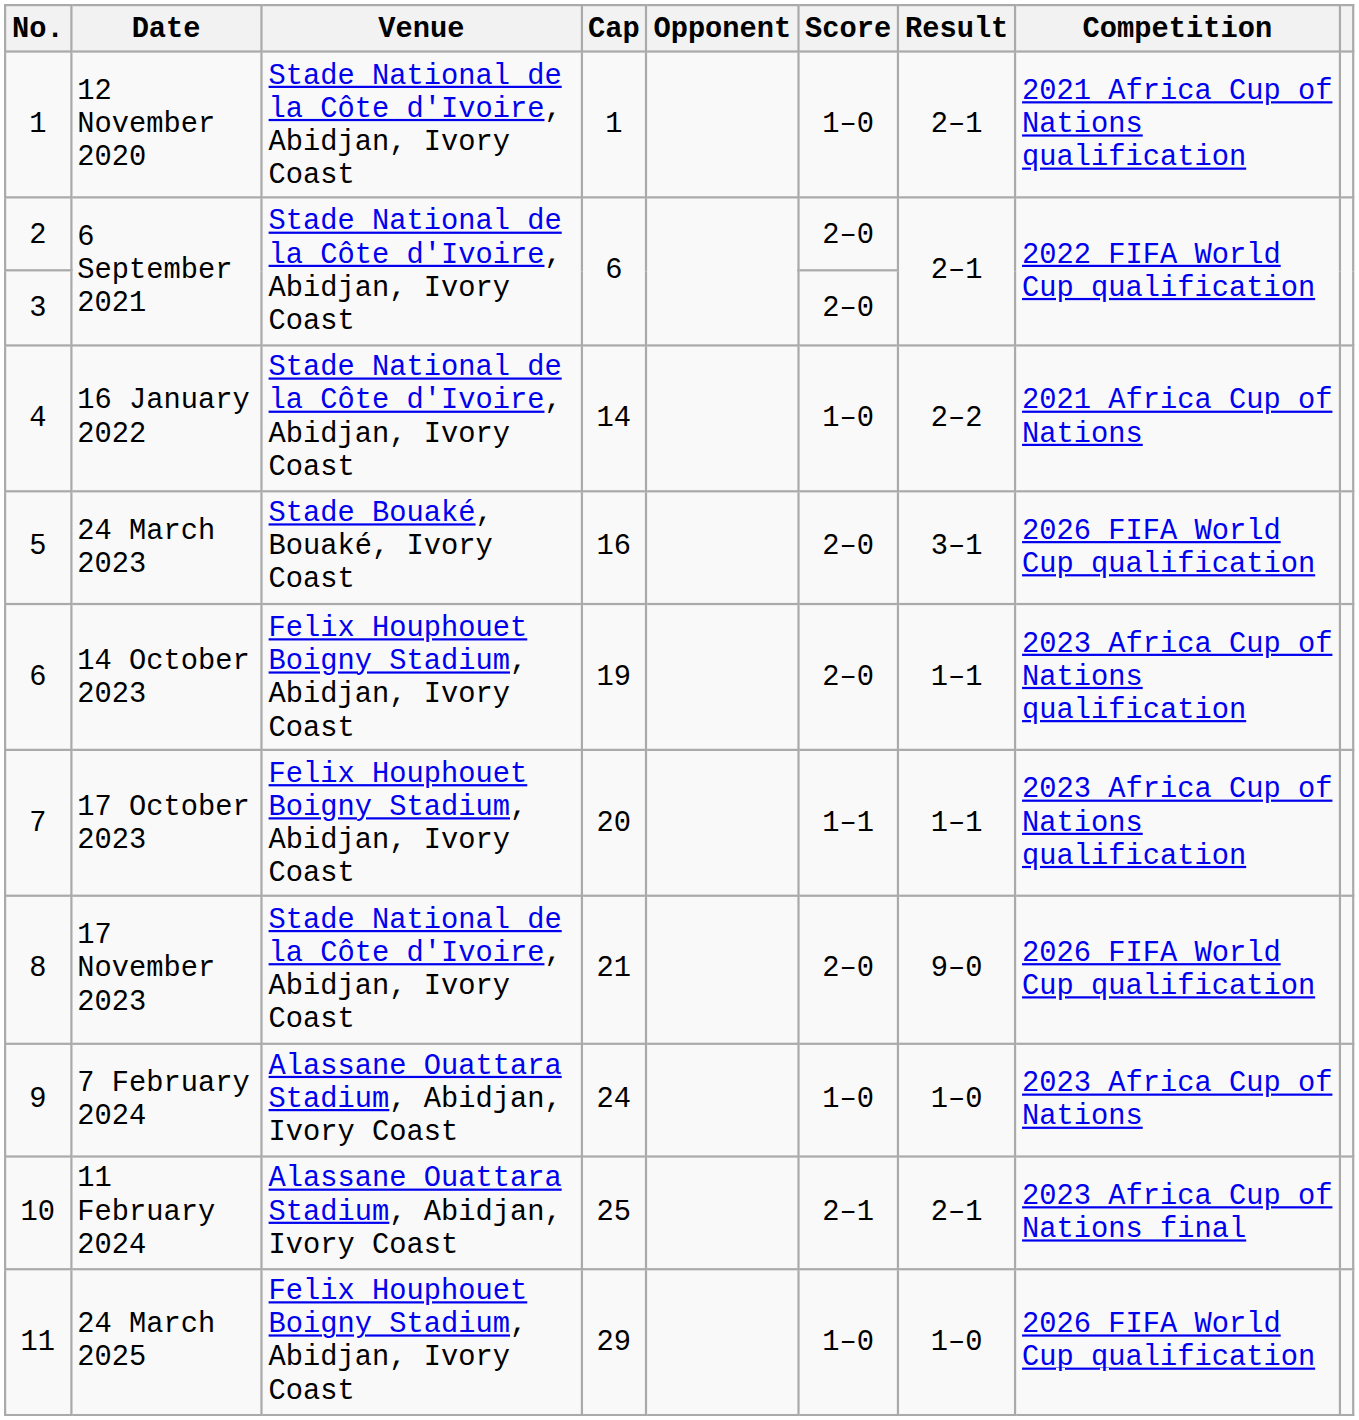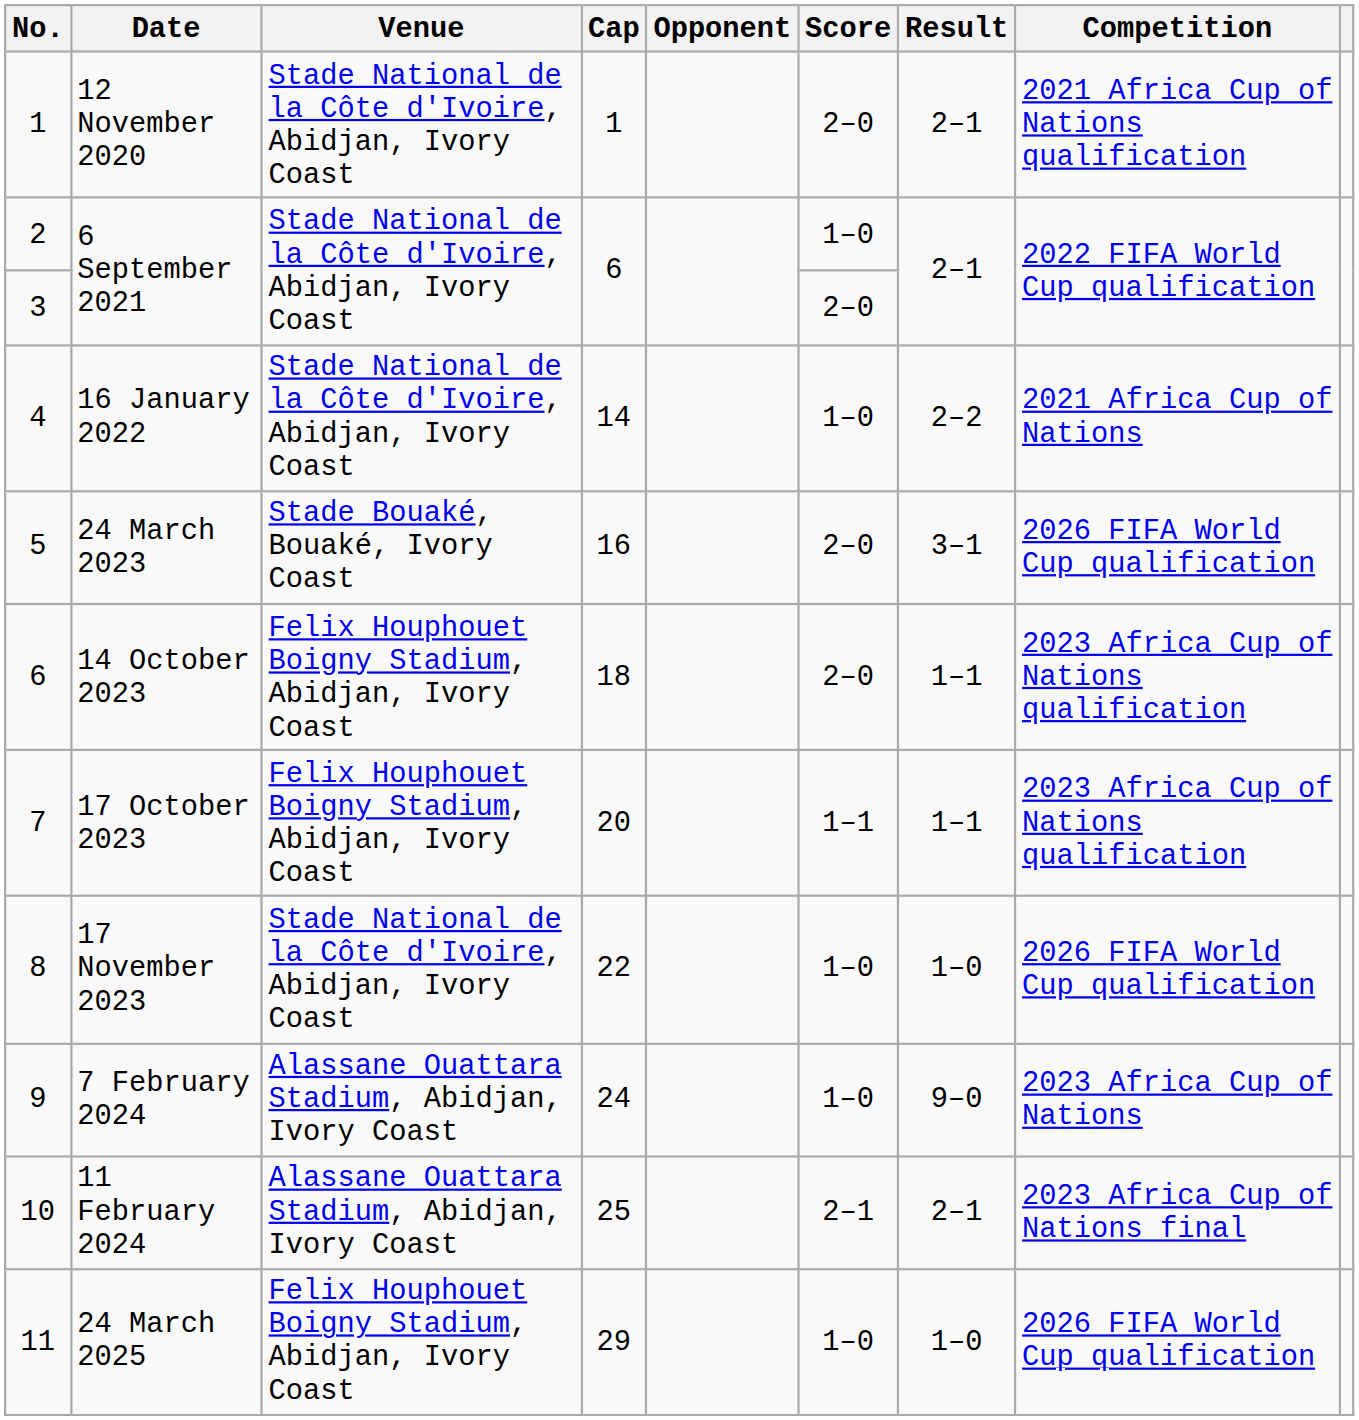(848, 125) 1–0 -> (848, 125) 2–0
(848, 235) 2–0 -> (848, 235) 1–0
(614, 677) 19 -> (614, 677) 18
(614, 970) 21 -> (614, 970) 22
(848, 970) 2–0 -> (848, 970) 1–0
(957, 970) 9–0 -> (957, 970) 1–0
(957, 1099) 1–0 -> (957, 1099) 9–0
